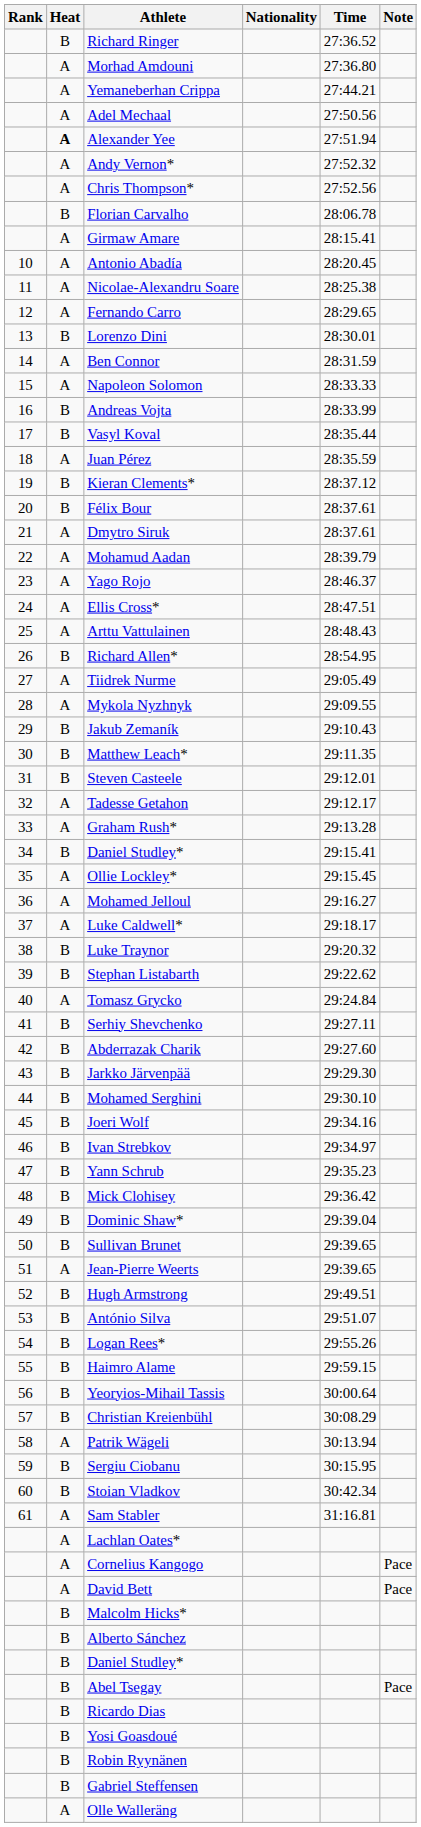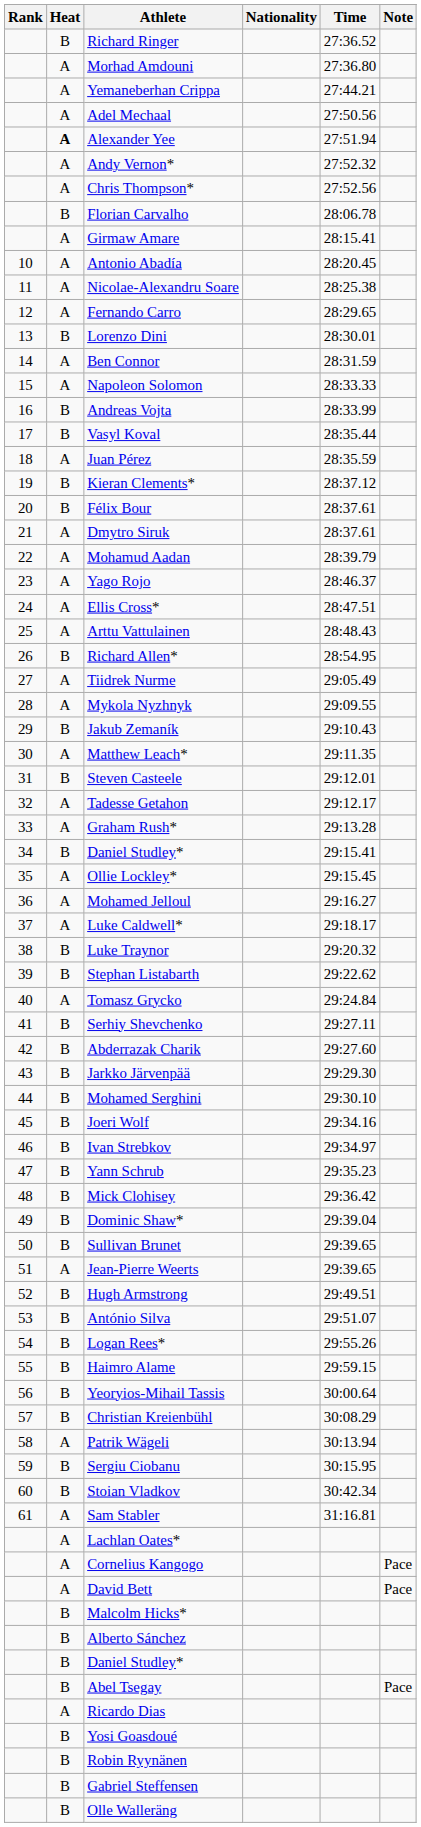(65, 753) B -> (65, 753) A
(65, 1711) B -> (65, 1711) A
(65, 1809) A -> (65, 1809) B
